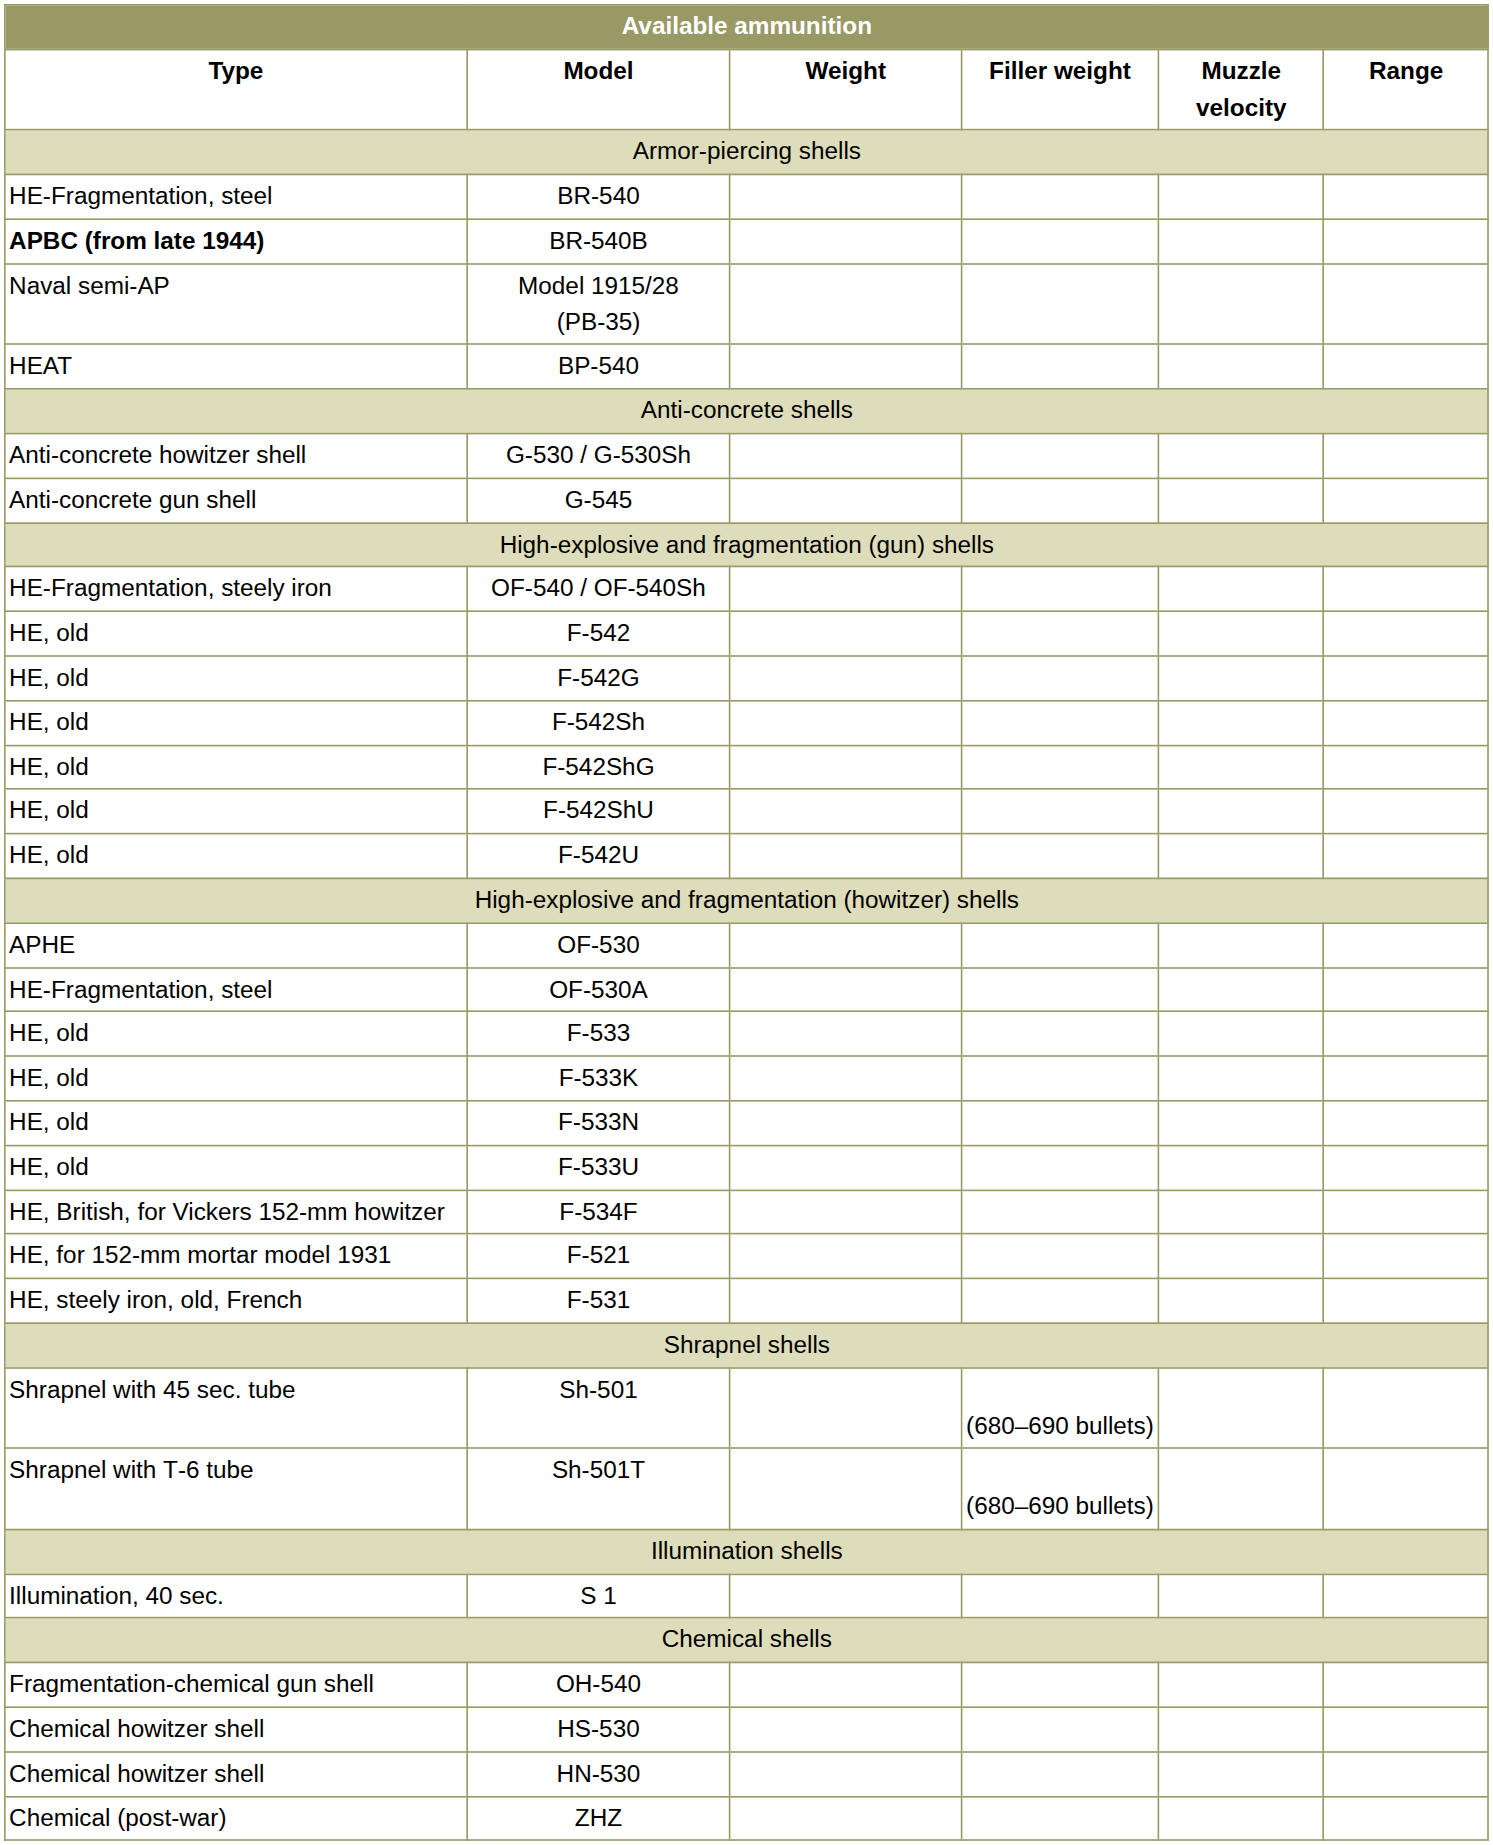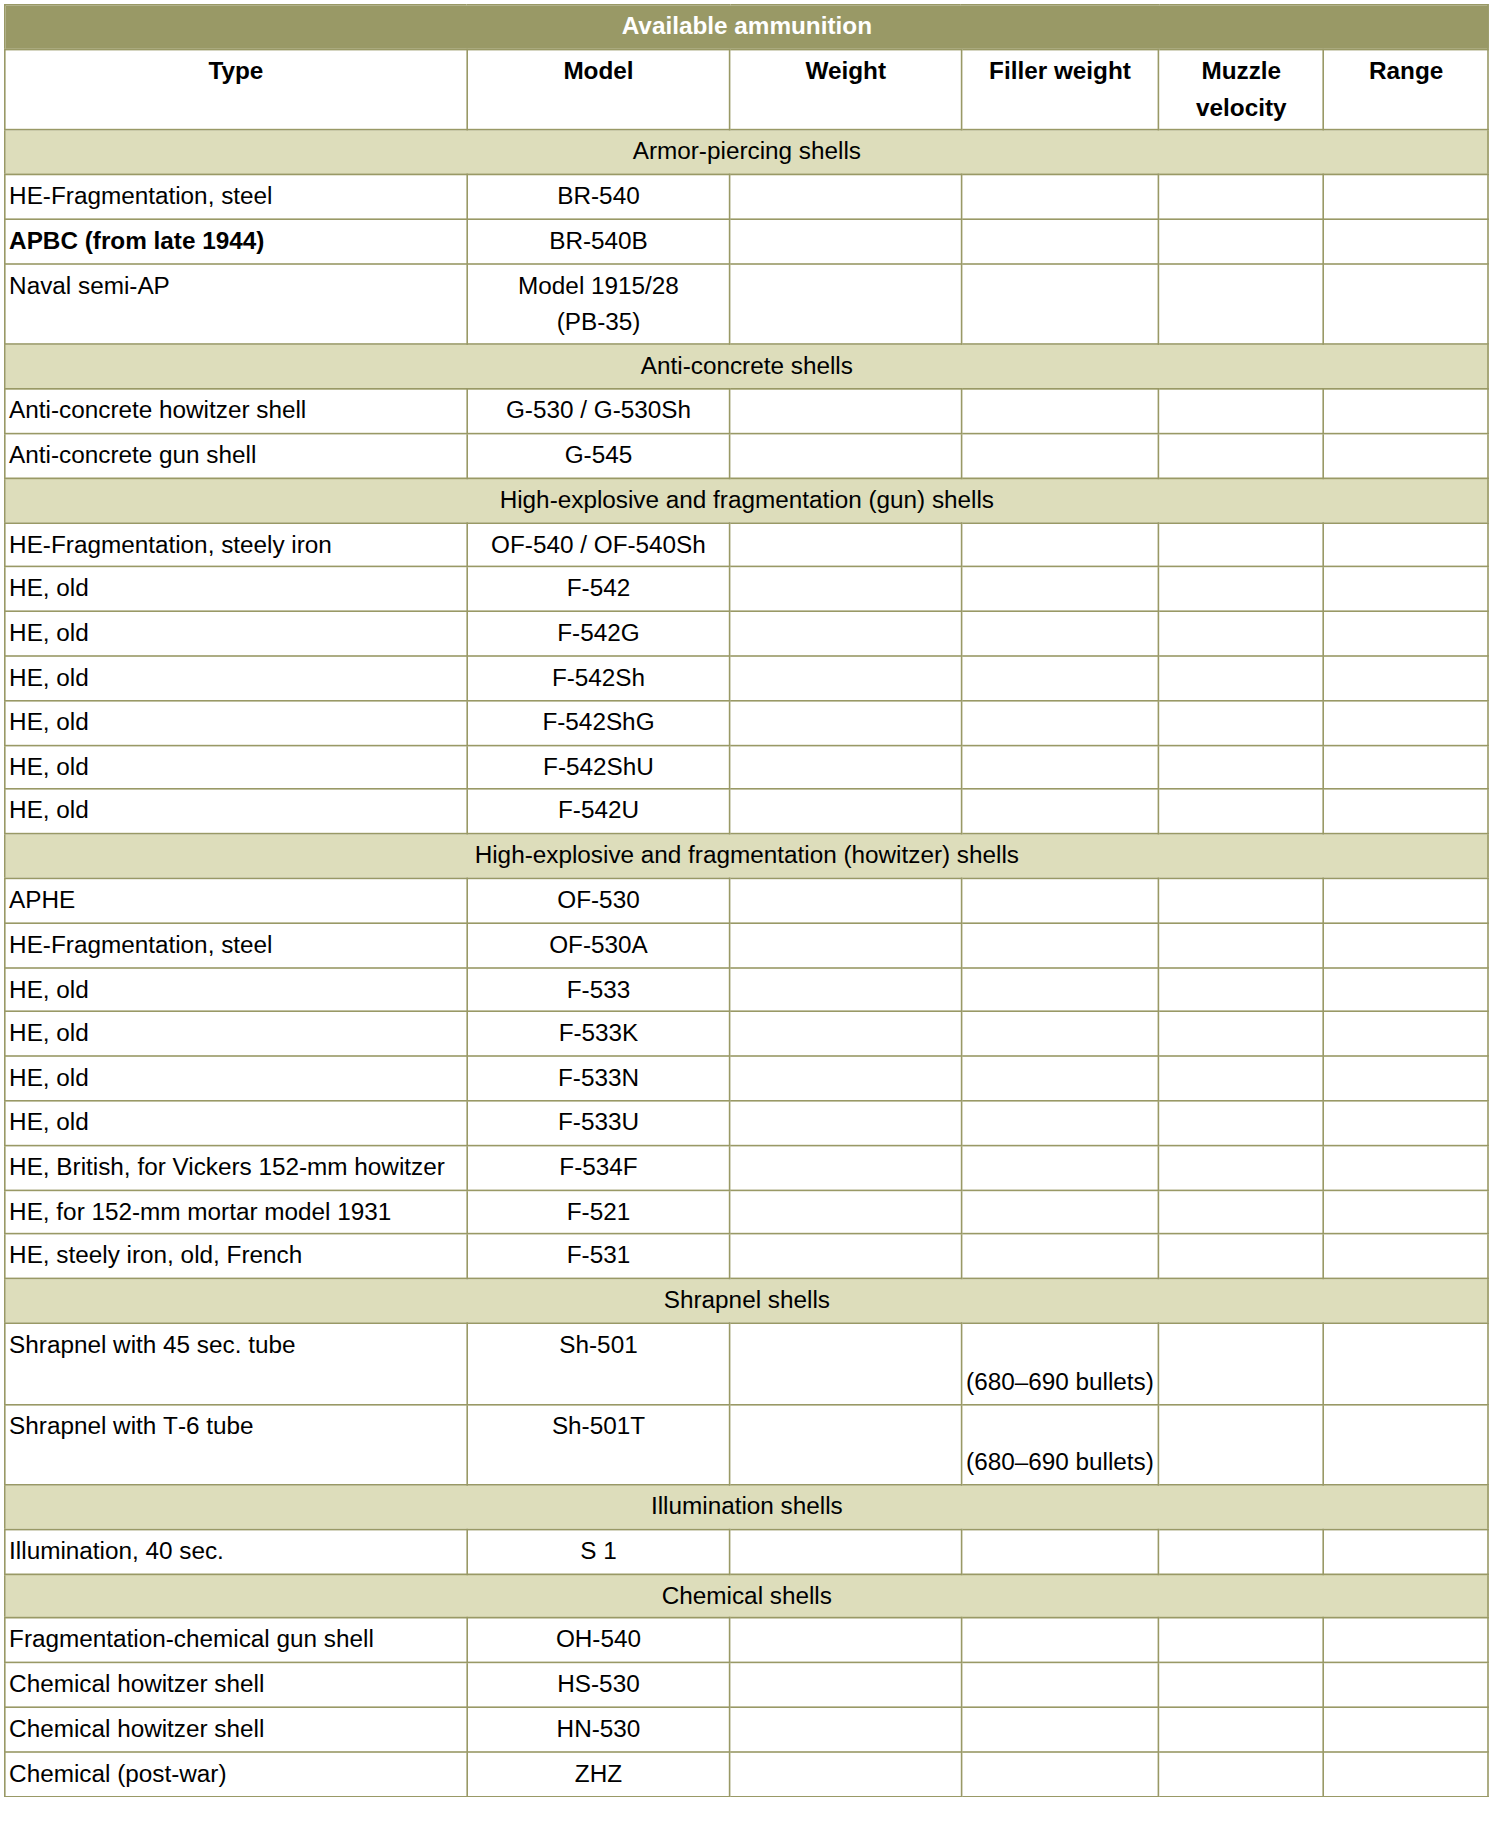- row: (598, 365)
